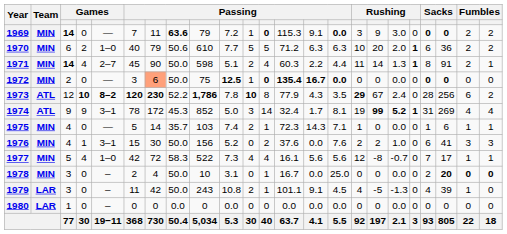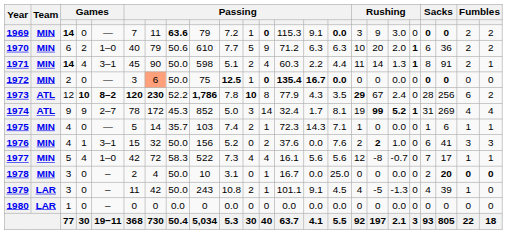(267, 48) 5 -> (267, 48) 9
(108, 64) 2–7 -> (108, 64) 3–1
(108, 111) 3–1 -> (108, 111) 2–7
(155, 142) 30 -> (155, 142) 32
(378, 142) normal -> (378, 142) bold
